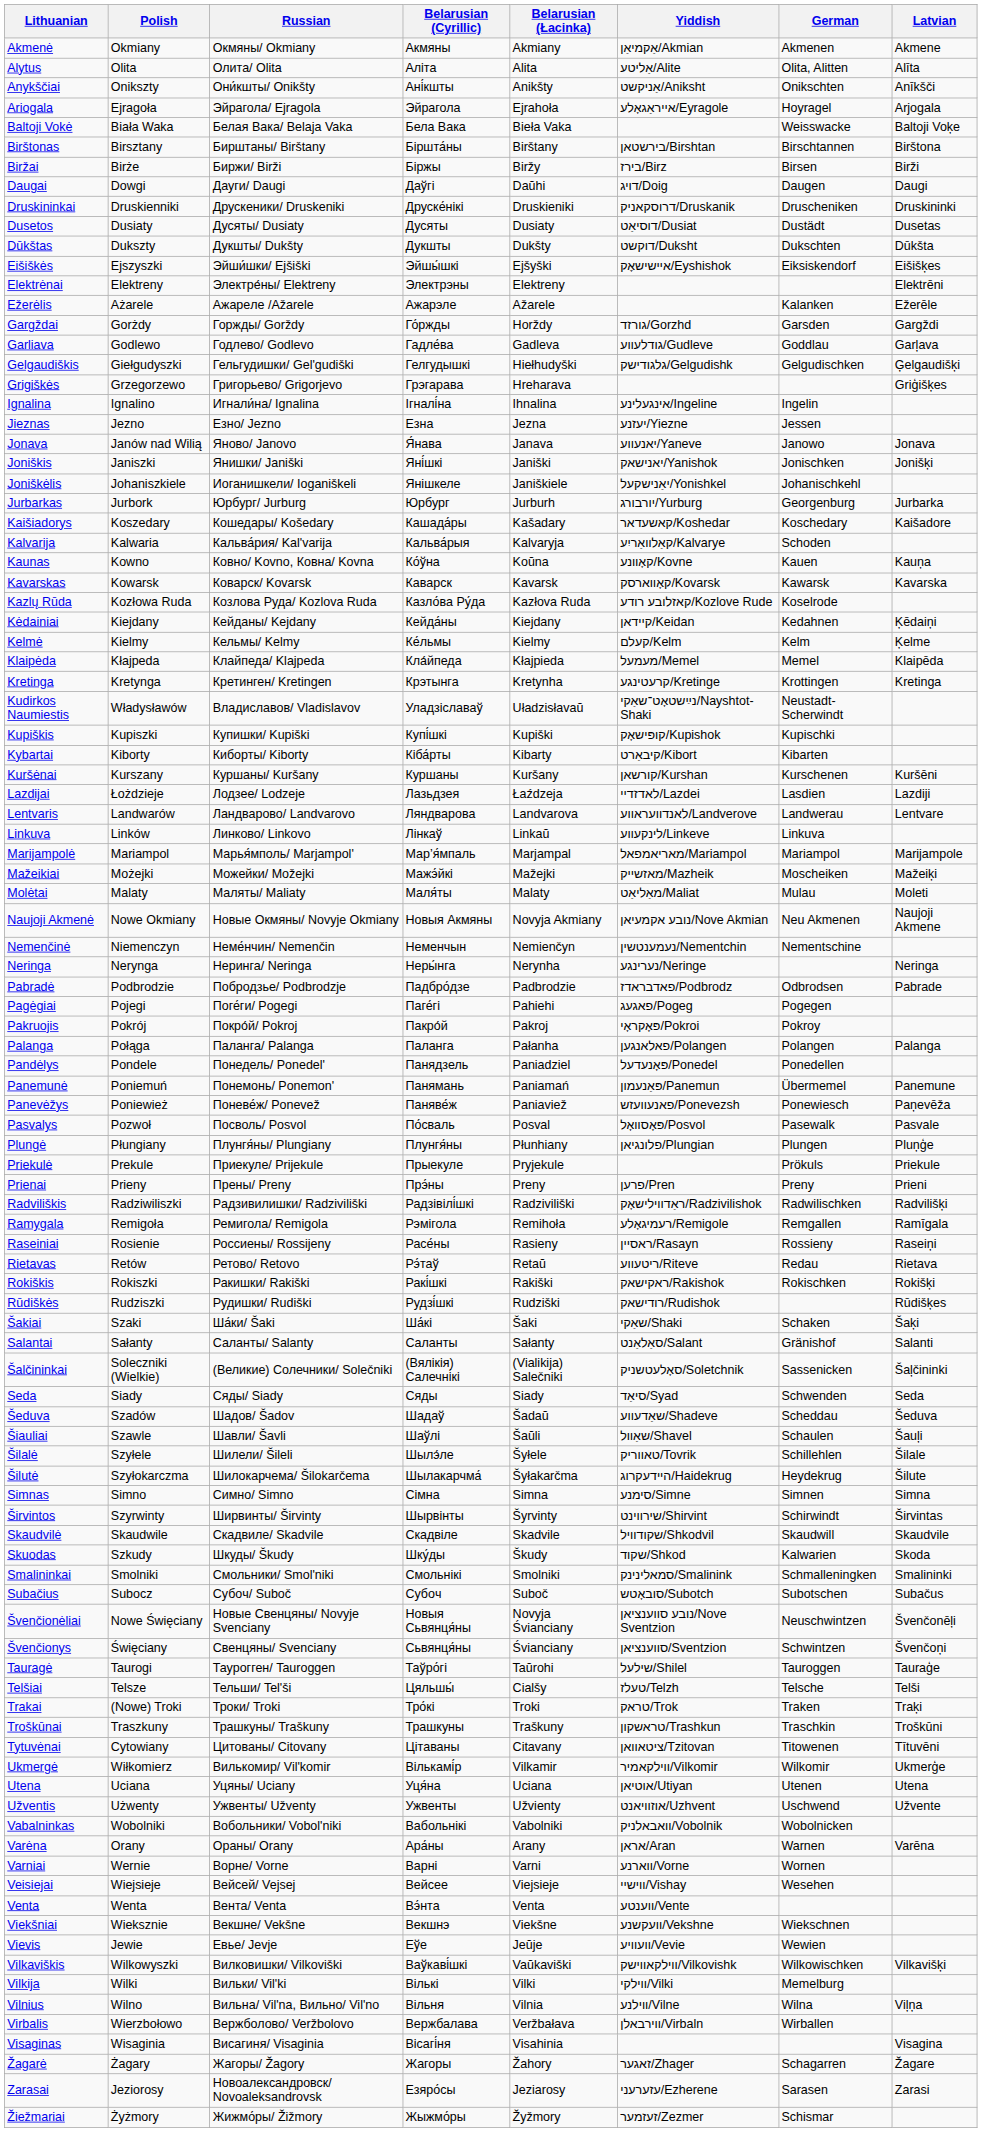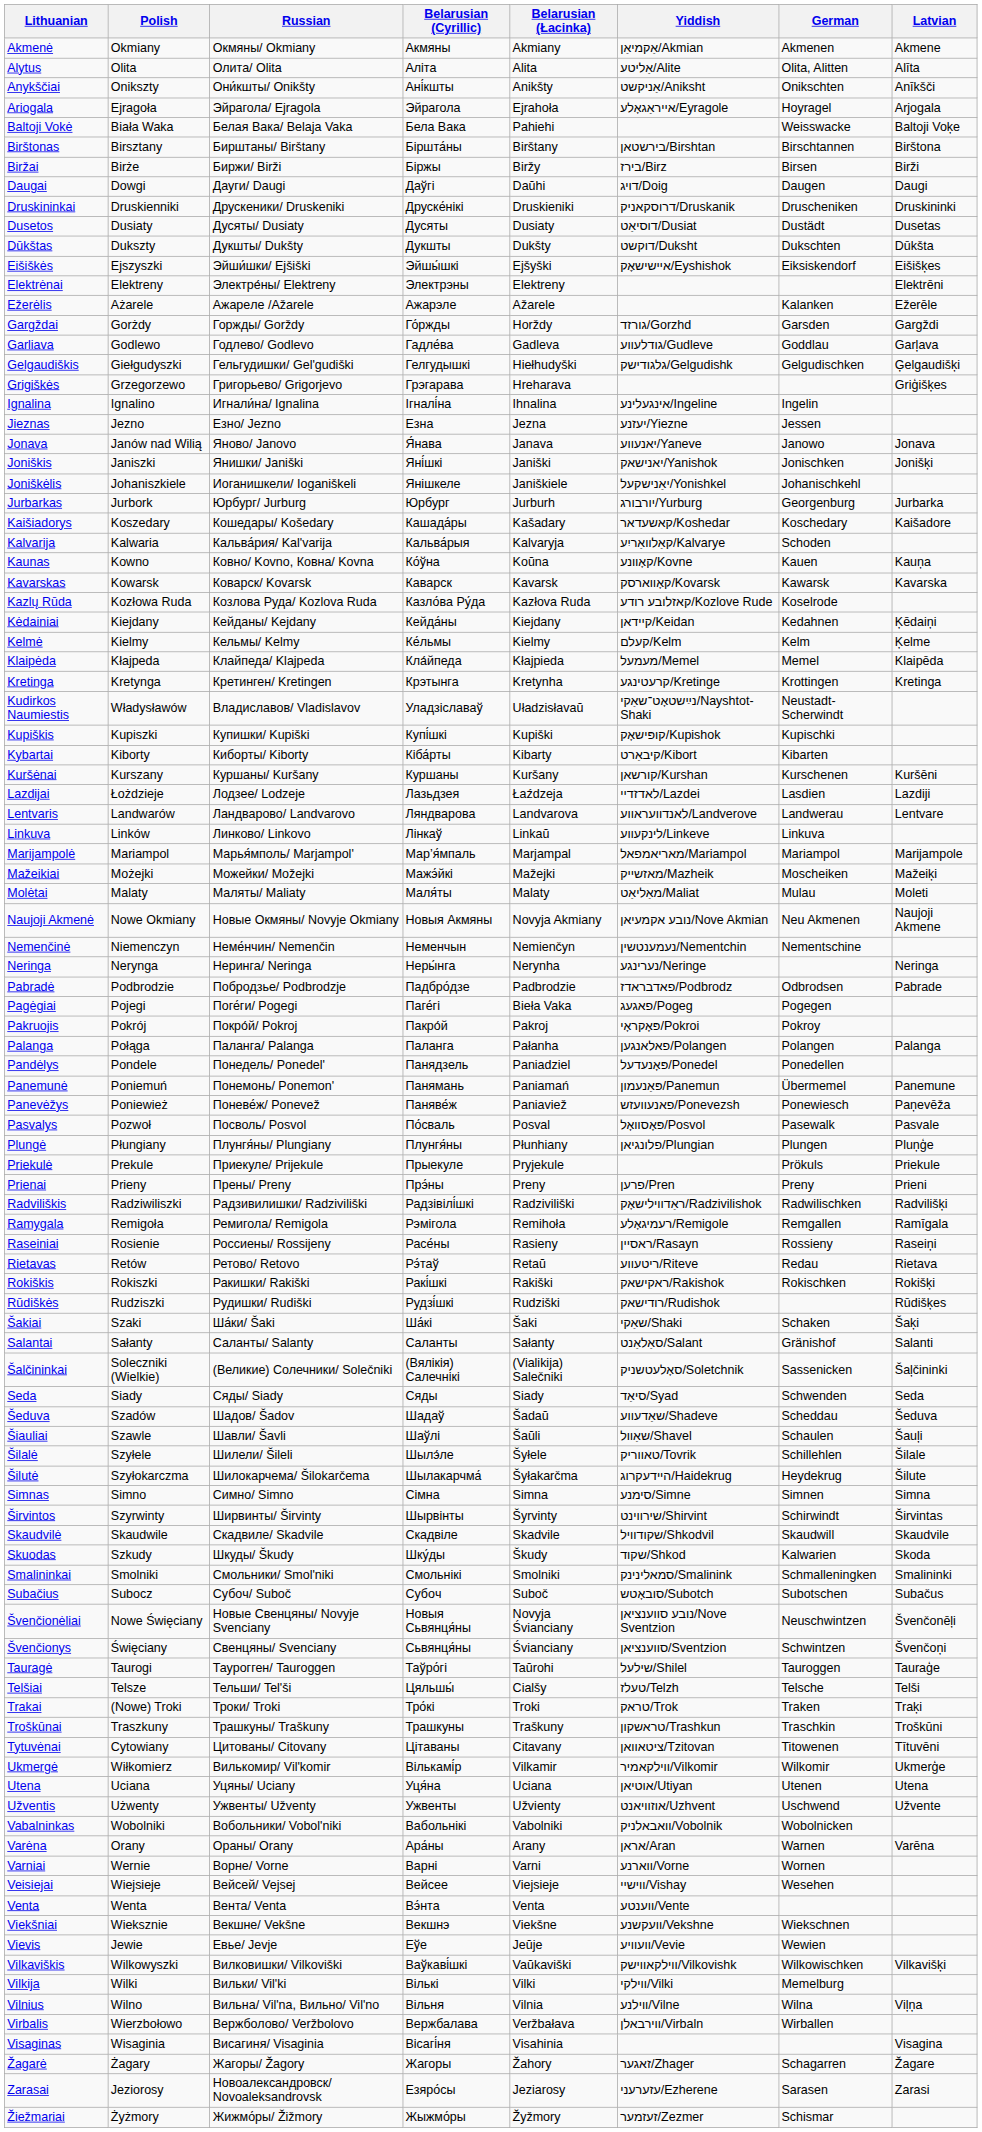(542, 127) Bieła Vaka -> (533, 127) Pahiehi
(533, 1006) Pahiehi -> (542, 1006) Bieła Vaka
